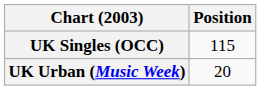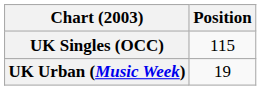(222, 71) 20 -> (222, 71) 19
